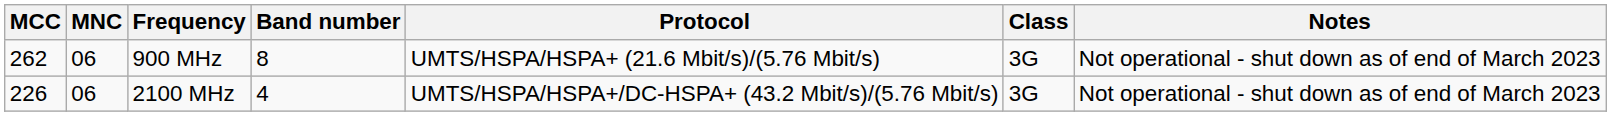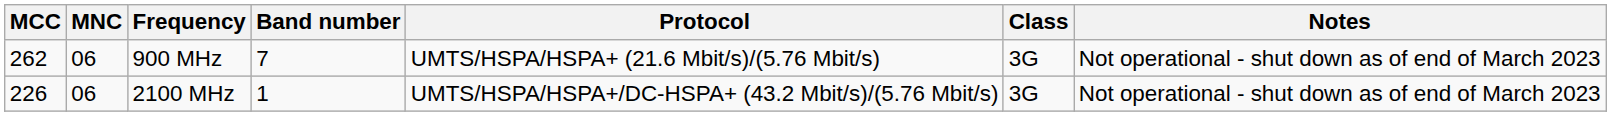(262, 57) 8 -> (262, 57) 7
(262, 93) 4 -> (262, 93) 1
